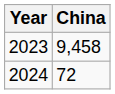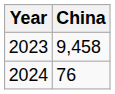(66, 74) 72 -> (66, 74) 76
